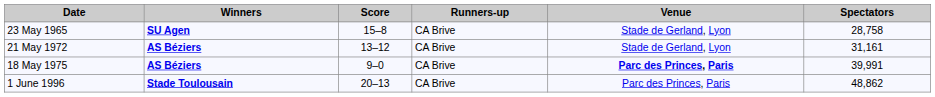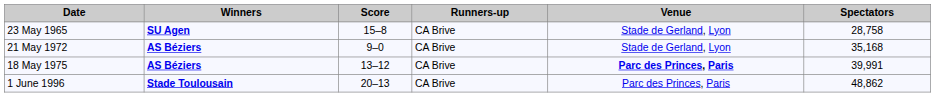(375, 48) 13–12 -> (375, 48) 9–0
(867, 48) 31,161 -> (867, 48) 35,168
(375, 65) 9–0 -> (375, 65) 13–12
